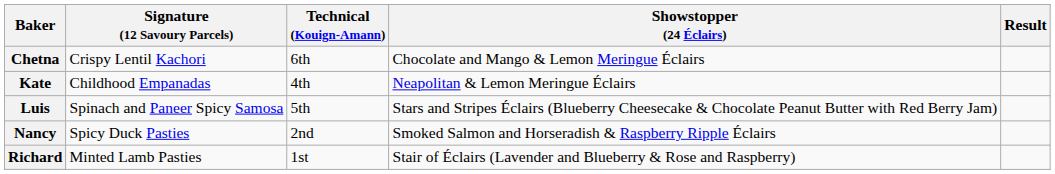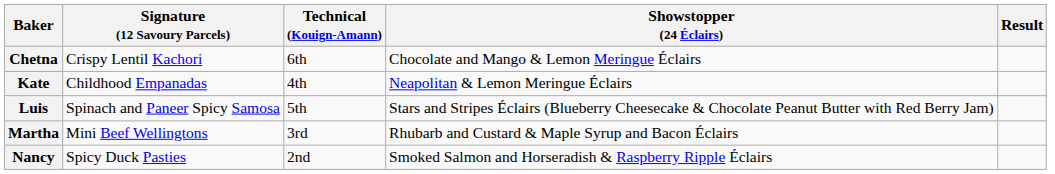+ row: (33, 132)
- row: (35, 157)
